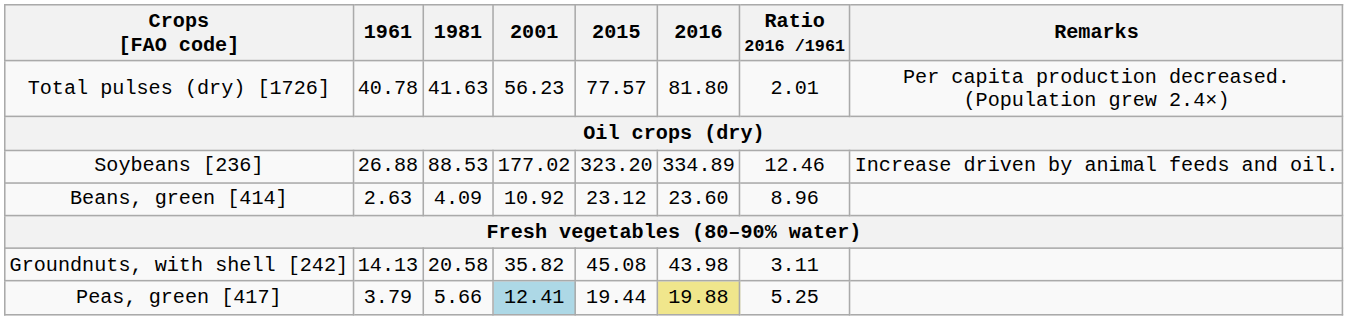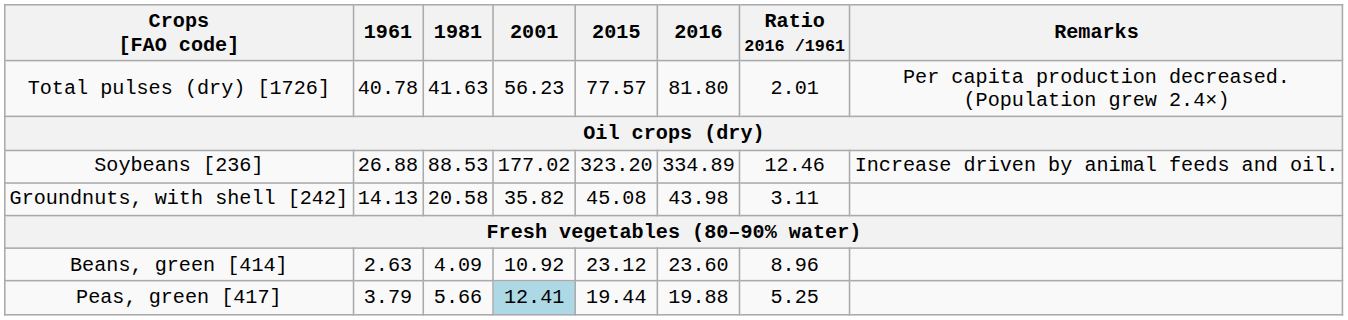rows swapped: (179, 265) <-> (179, 199)
(698, 298) khaki background -> (698, 298) no background
